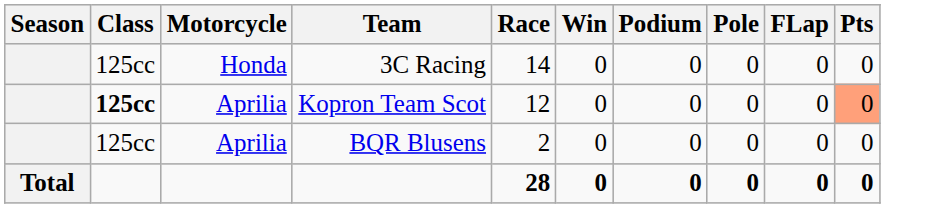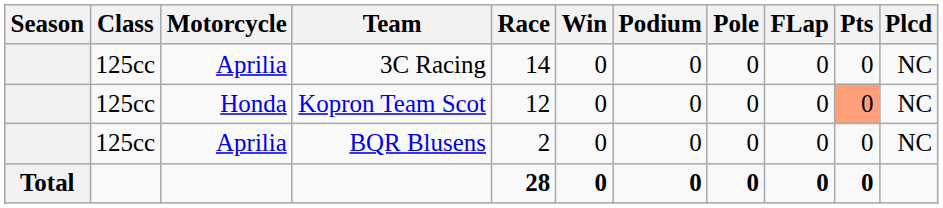+ column: (909, 24)
(254, 63) Honda -> (251, 63) Aprilia
(125, 103) bold -> (125, 103) normal
(251, 103) Aprilia -> (254, 103) Honda
